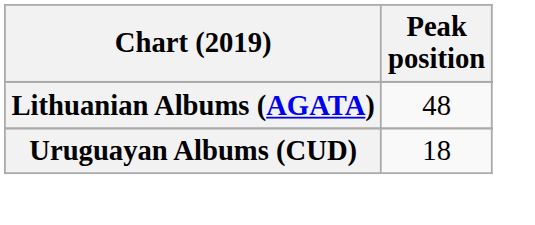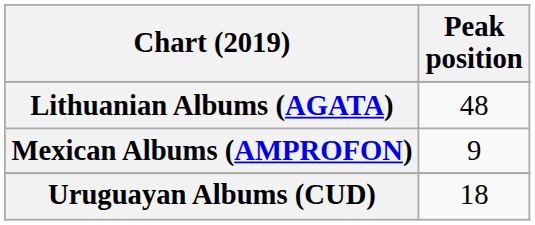+ row: (212, 150)
